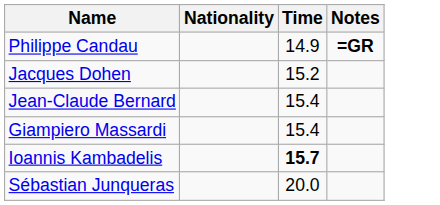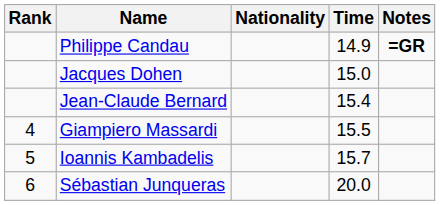+ column: (30, 18)
(302, 74) 15.2 -> (354, 74) 15.0
(302, 130) 15.4 -> (354, 130) 15.5
(302, 158) bold -> (354, 158) normal
